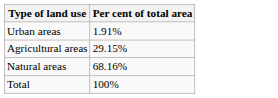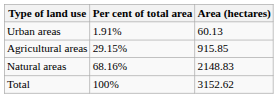+ column: (234, 13)
